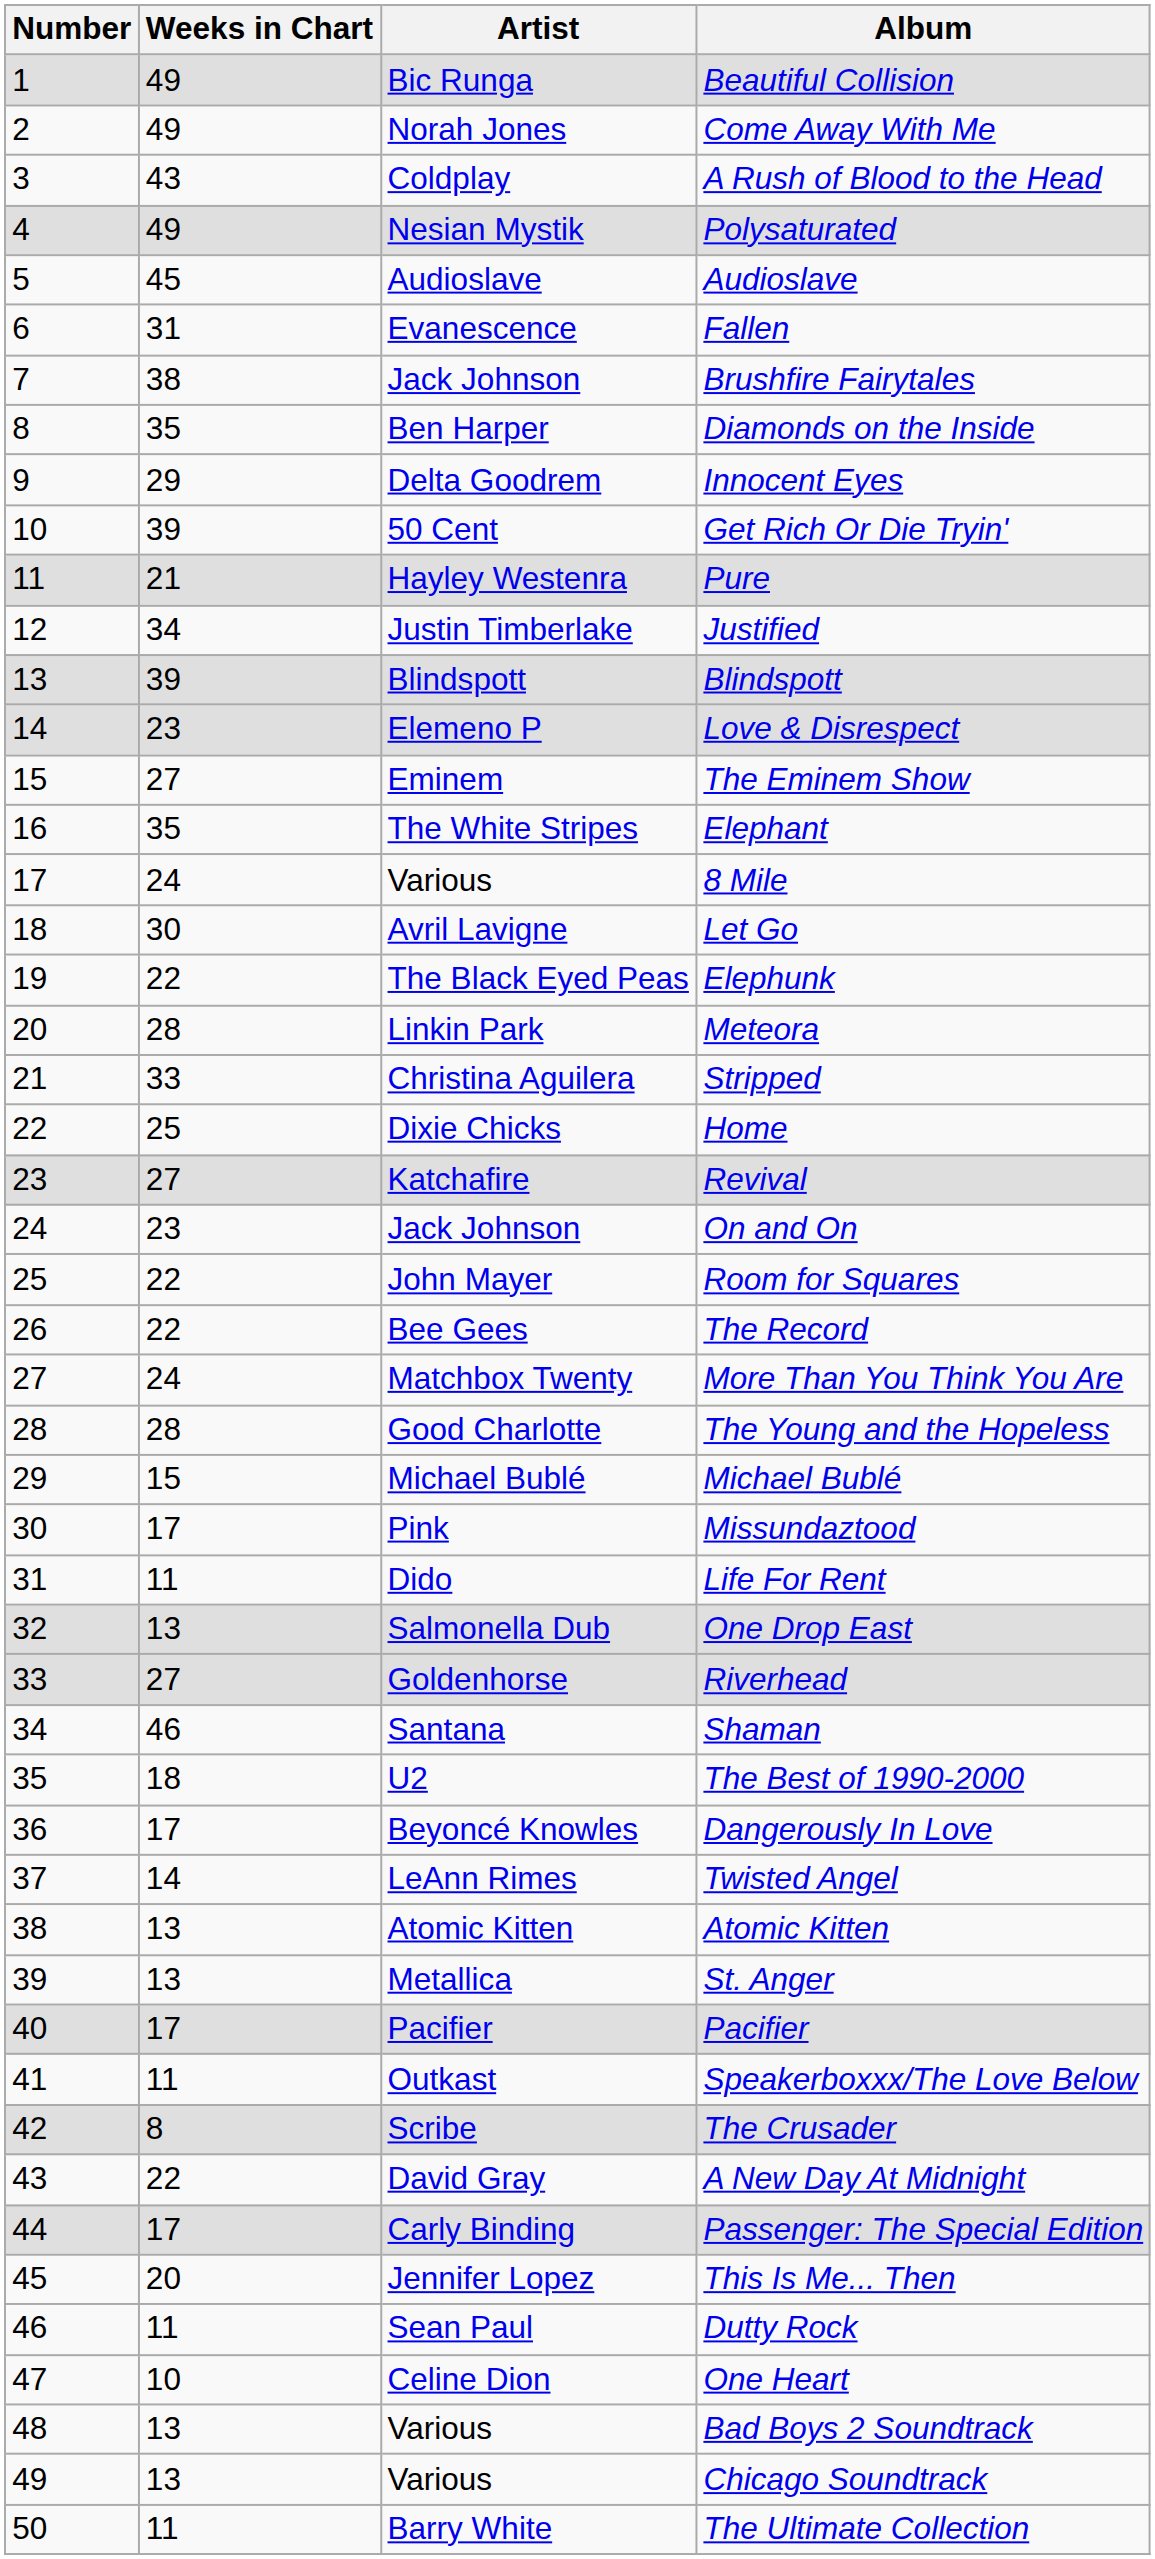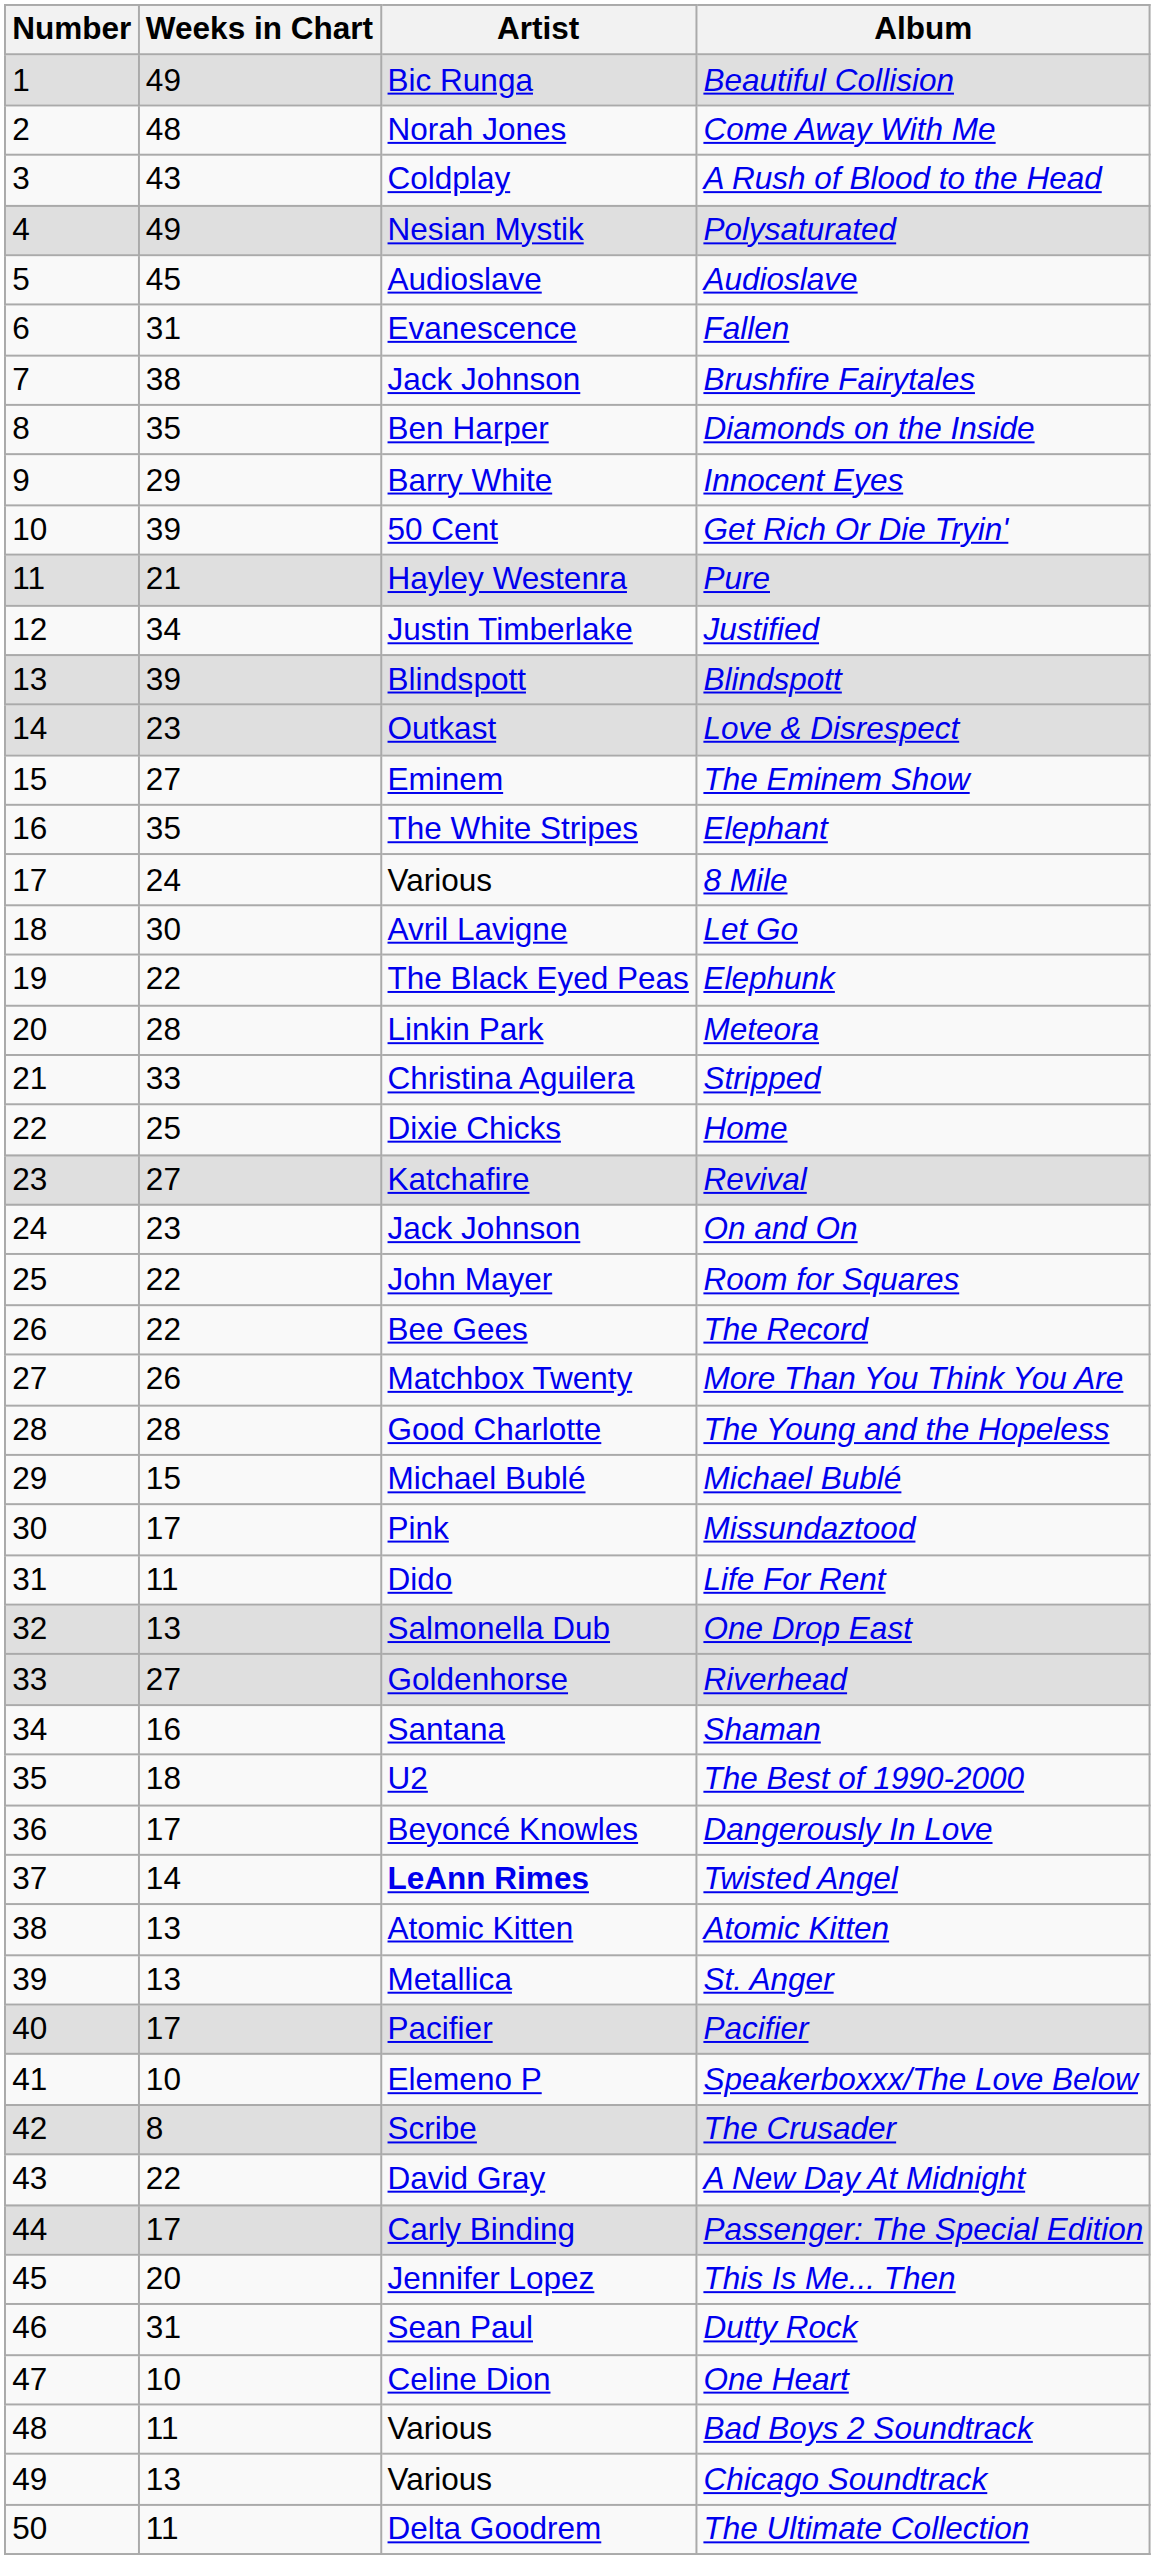(163, 129) 49 -> (163, 129) 48
(494, 479) Delta Goodrem -> (470, 479) Barry White
(465, 729) Elemeno P -> (442, 729) Outkast
(163, 1379) 24 -> (163, 1379) 26
(163, 1729) 46 -> (163, 1729) 16
(482, 1879) normal -> (488, 1879) bold
(162, 2079) 11 -> (163, 2079) 10
(442, 2079) Outkast -> (465, 2079) Elemeno P
(162, 2328) 11 -> (163, 2328) 31
(163, 2428) 13 -> (162, 2428) 11
(470, 2528) Barry White -> (494, 2528) Delta Goodrem
